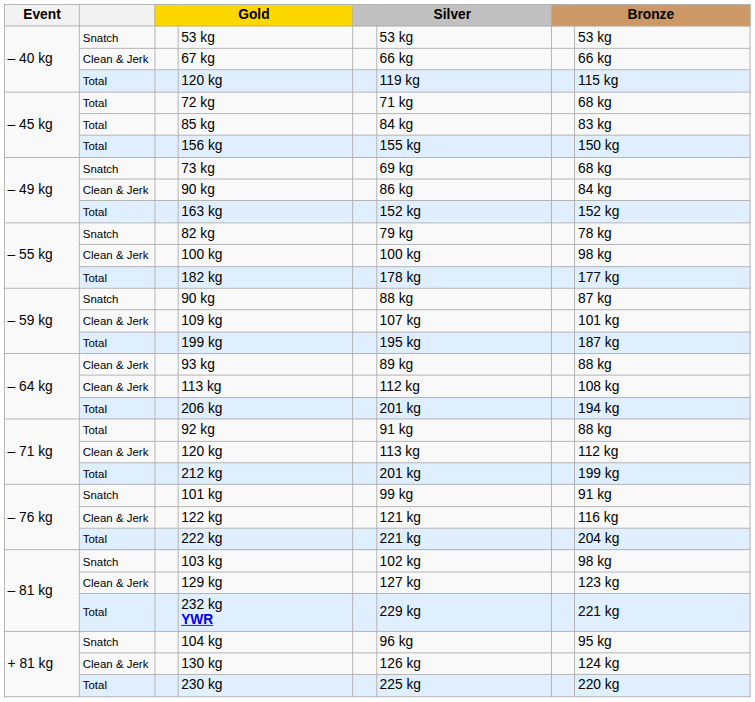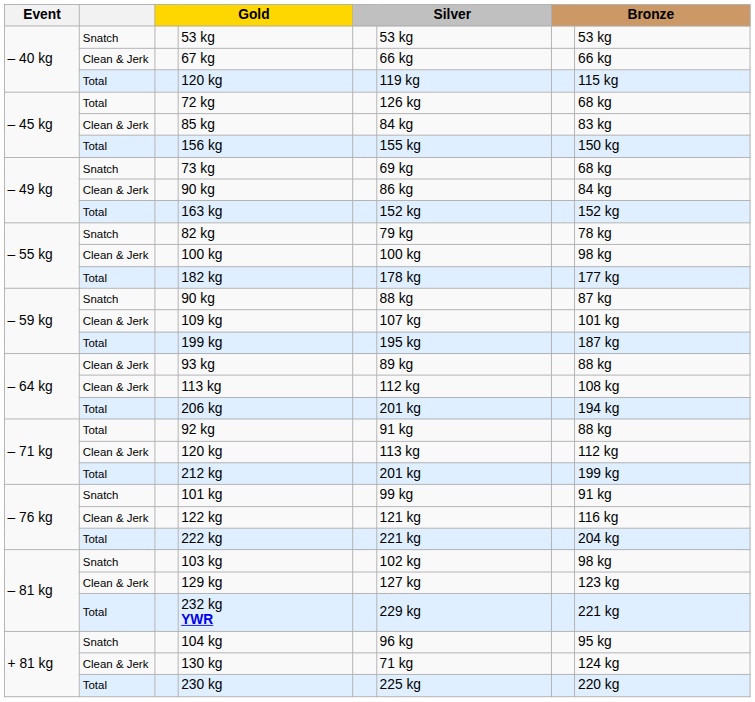(396, 102) 71 kg -> (400, 102) 126 kg
(95, 125) Total -> (116, 125) Clean & Jerk
(400, 663) 126 kg -> (396, 663) 71 kg
